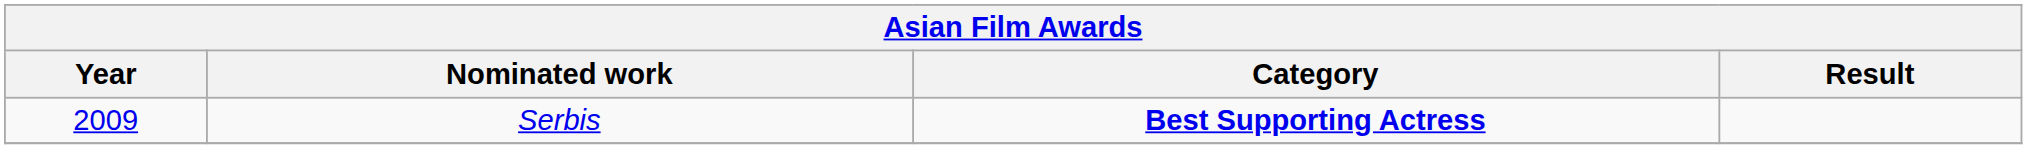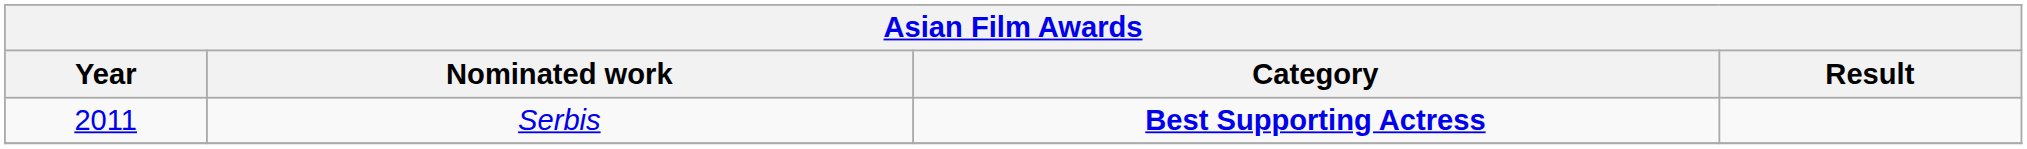(106, 119) 2009 -> (106, 119) 2011
